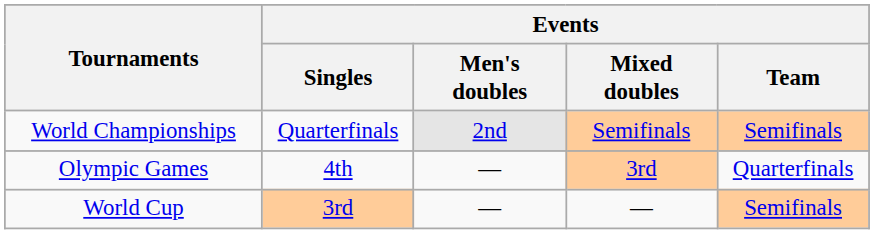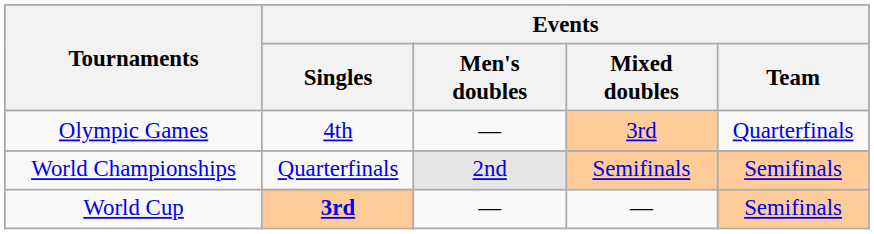rows swapped: (134, 169) <-> (134, 130)
(338, 208) normal -> (338, 208) bold
